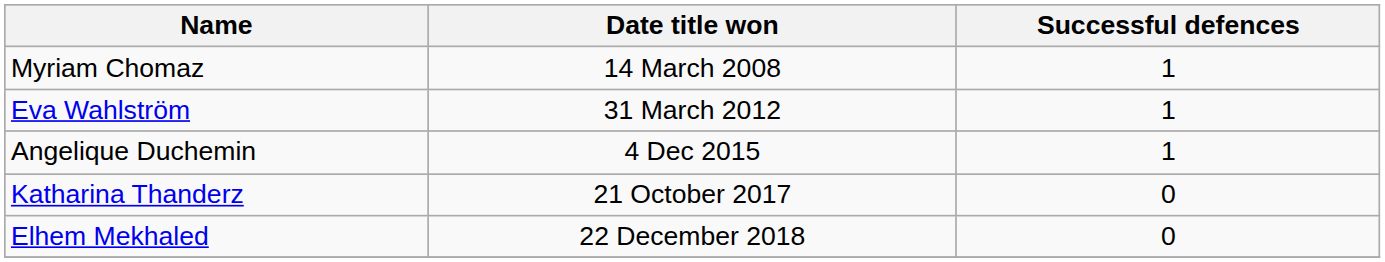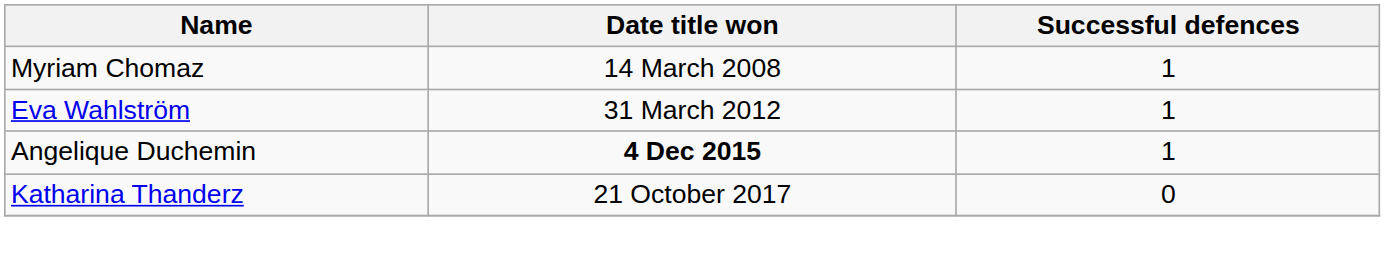(692, 151) normal -> (692, 151) bold
- row: (110, 236)
